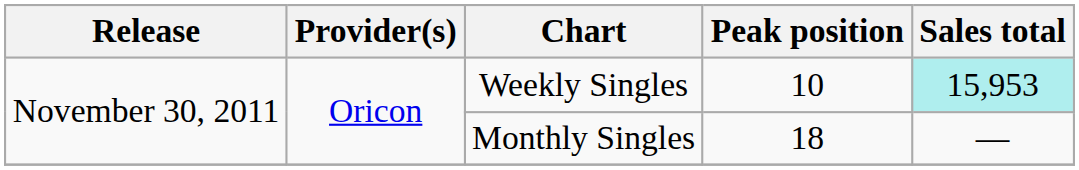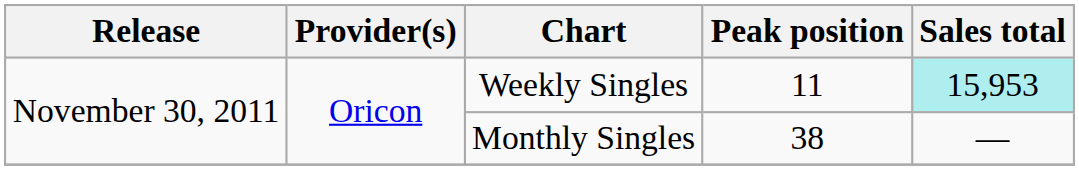(807, 84) 10 -> (807, 84) 11
(807, 137) 18 -> (807, 137) 38
